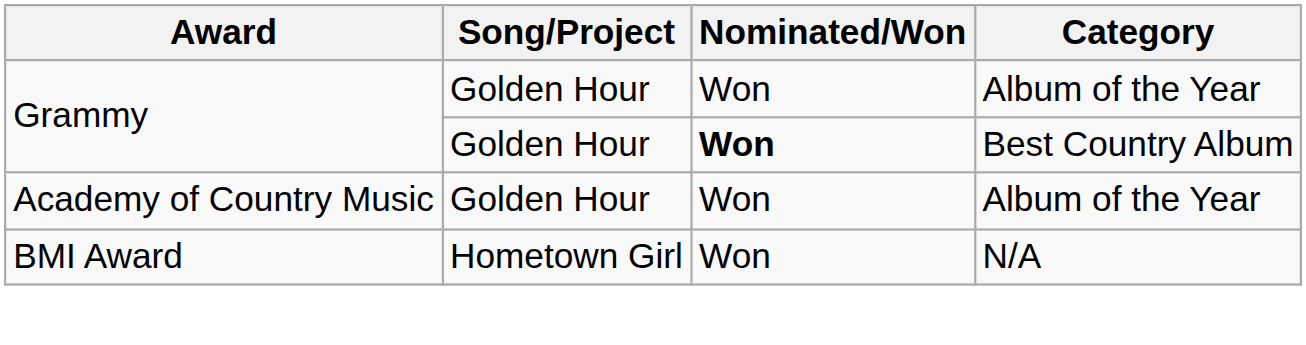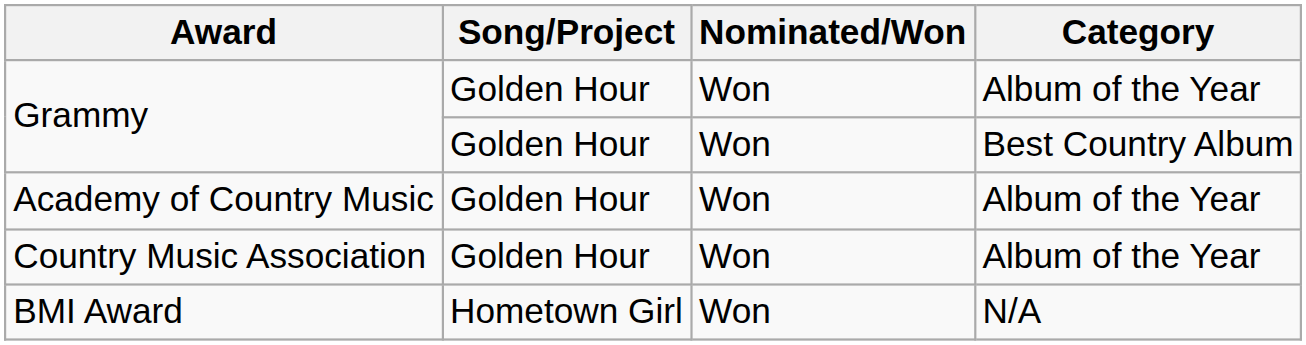(737, 144) bold -> (735, 144) normal
+ row: (220, 255)
